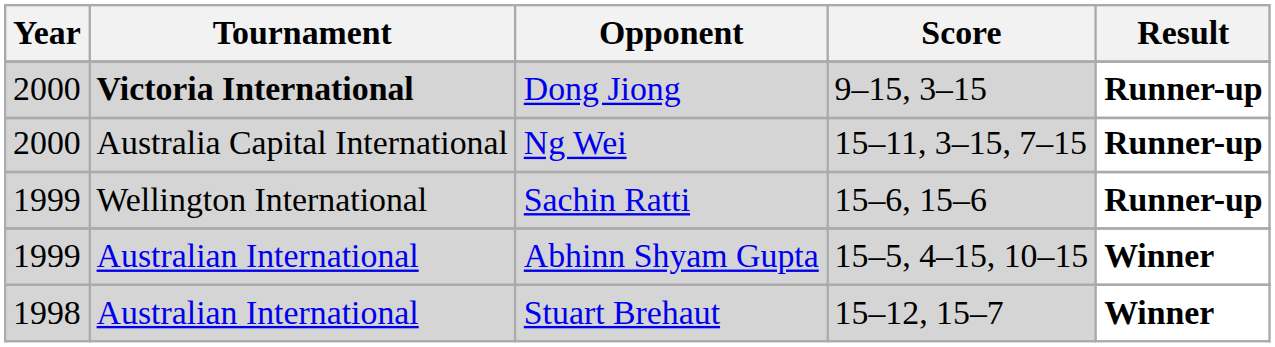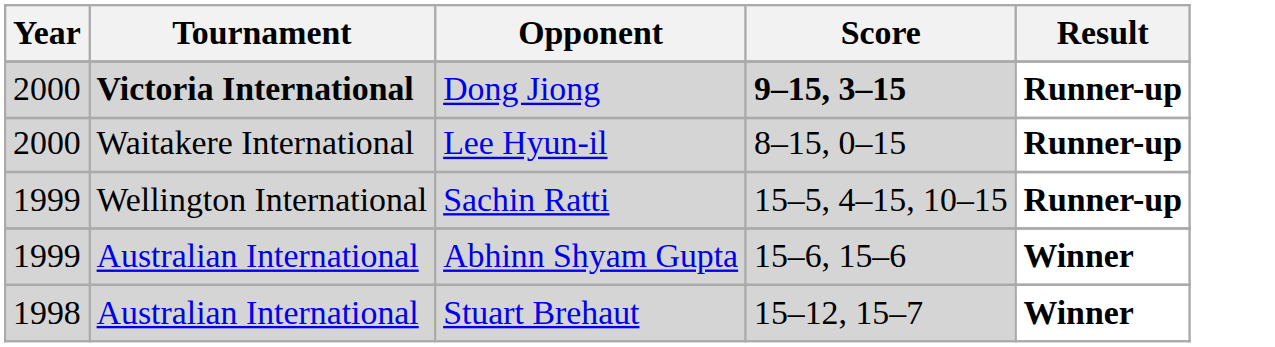(911, 88) normal -> (830, 88) bold
- row: (575, 144)
+ row: (525, 144)
(911, 200) 15–6, 15–6 -> (881, 200) 15–5, 4–15, 10–15
(961, 256) 15–5, 4–15, 10–15 -> (830, 256) 15–6, 15–6
